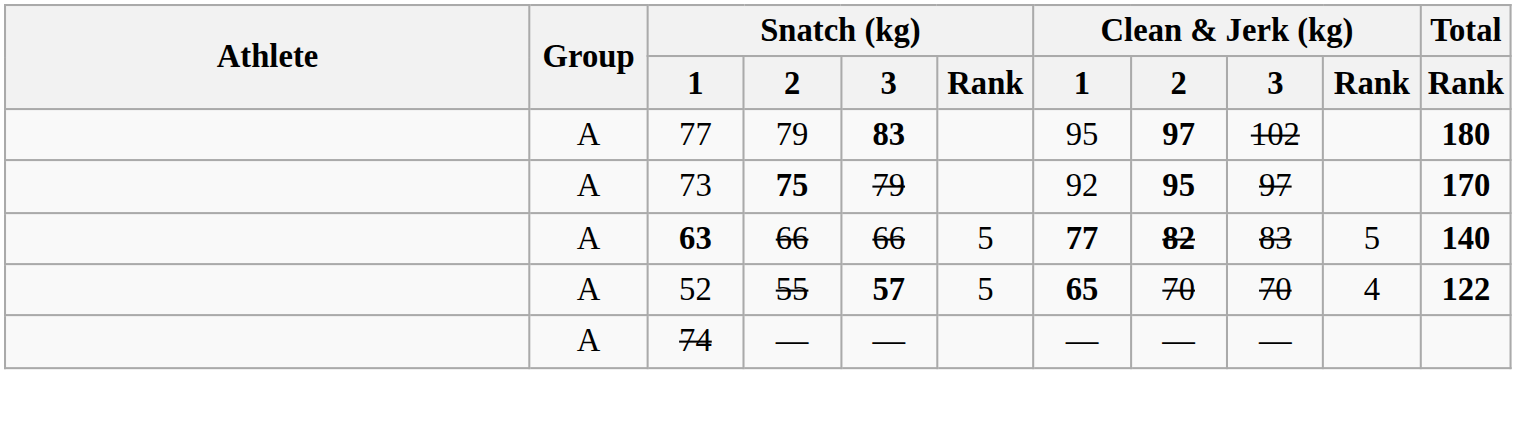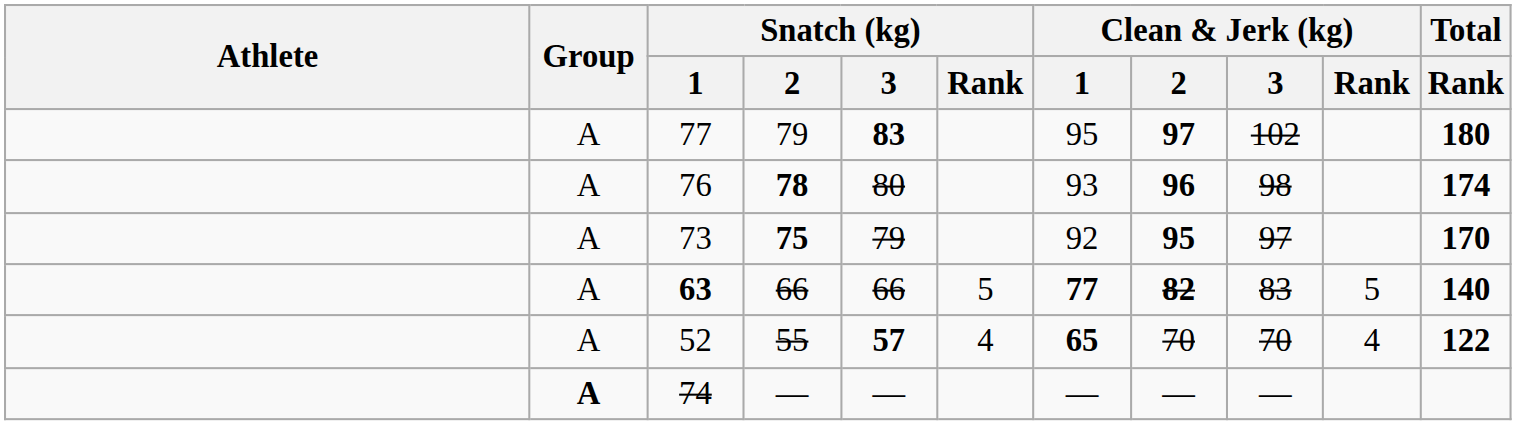+ row: (695, 185)
(985, 289) 5 -> (985, 340) 4
(589, 340) normal -> (589, 392) bold
